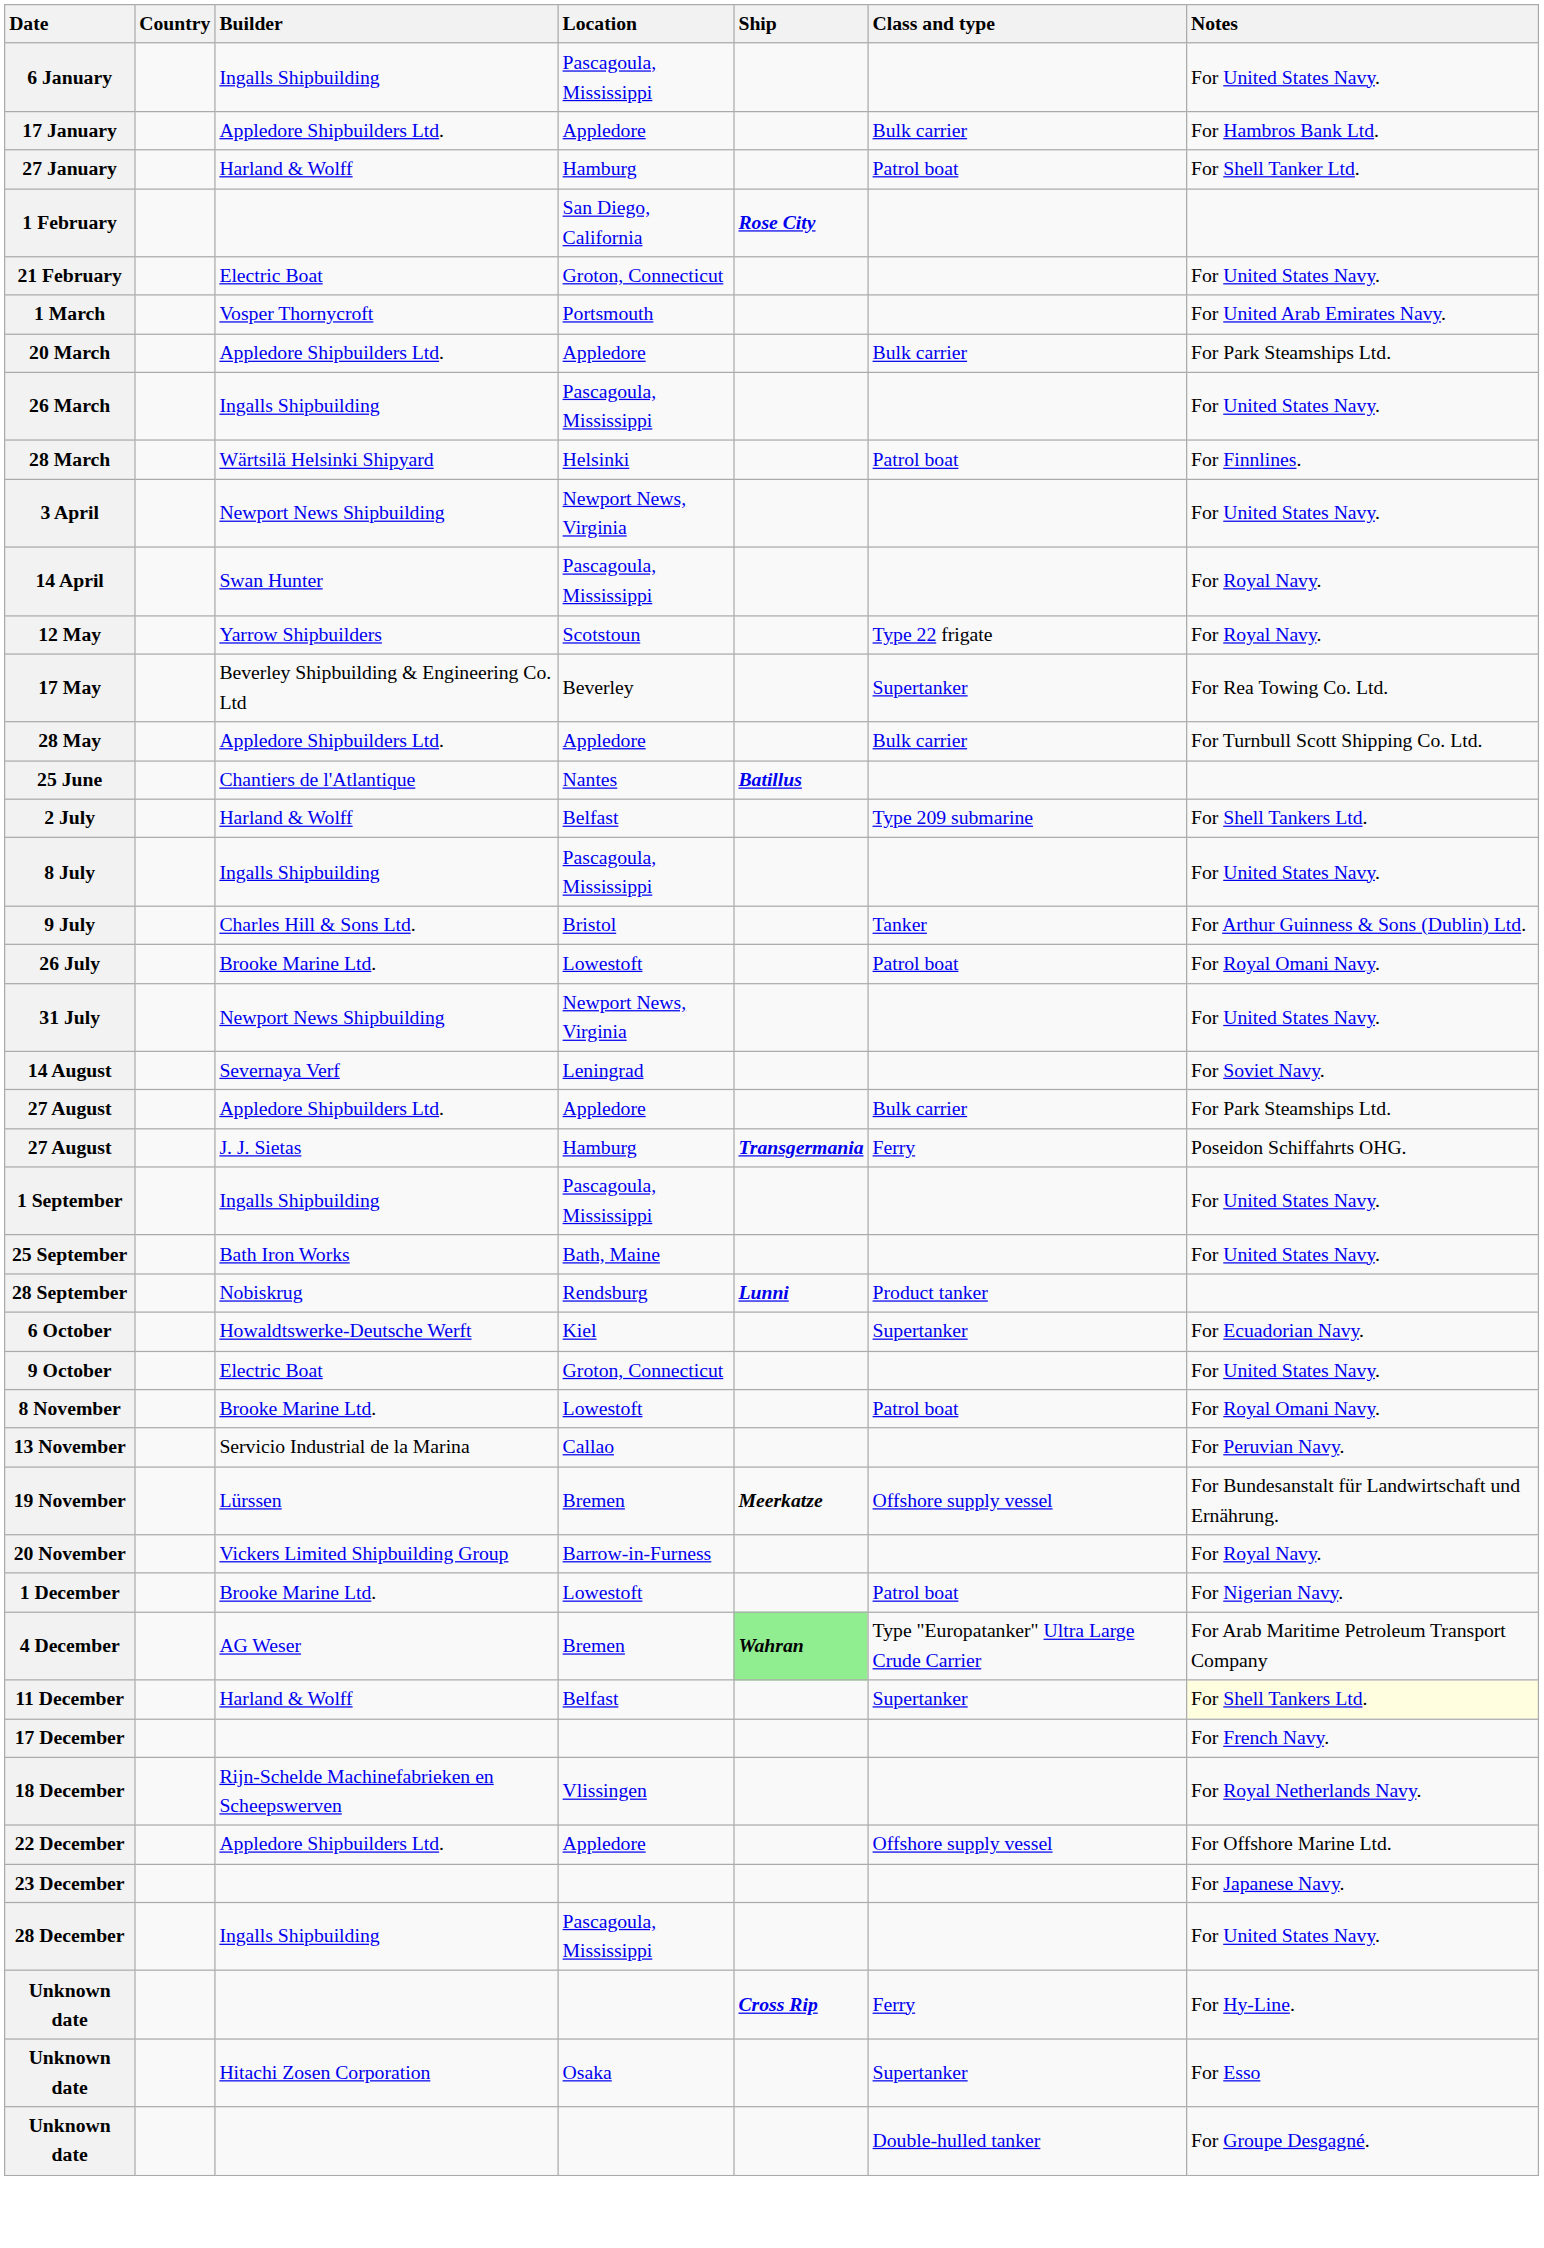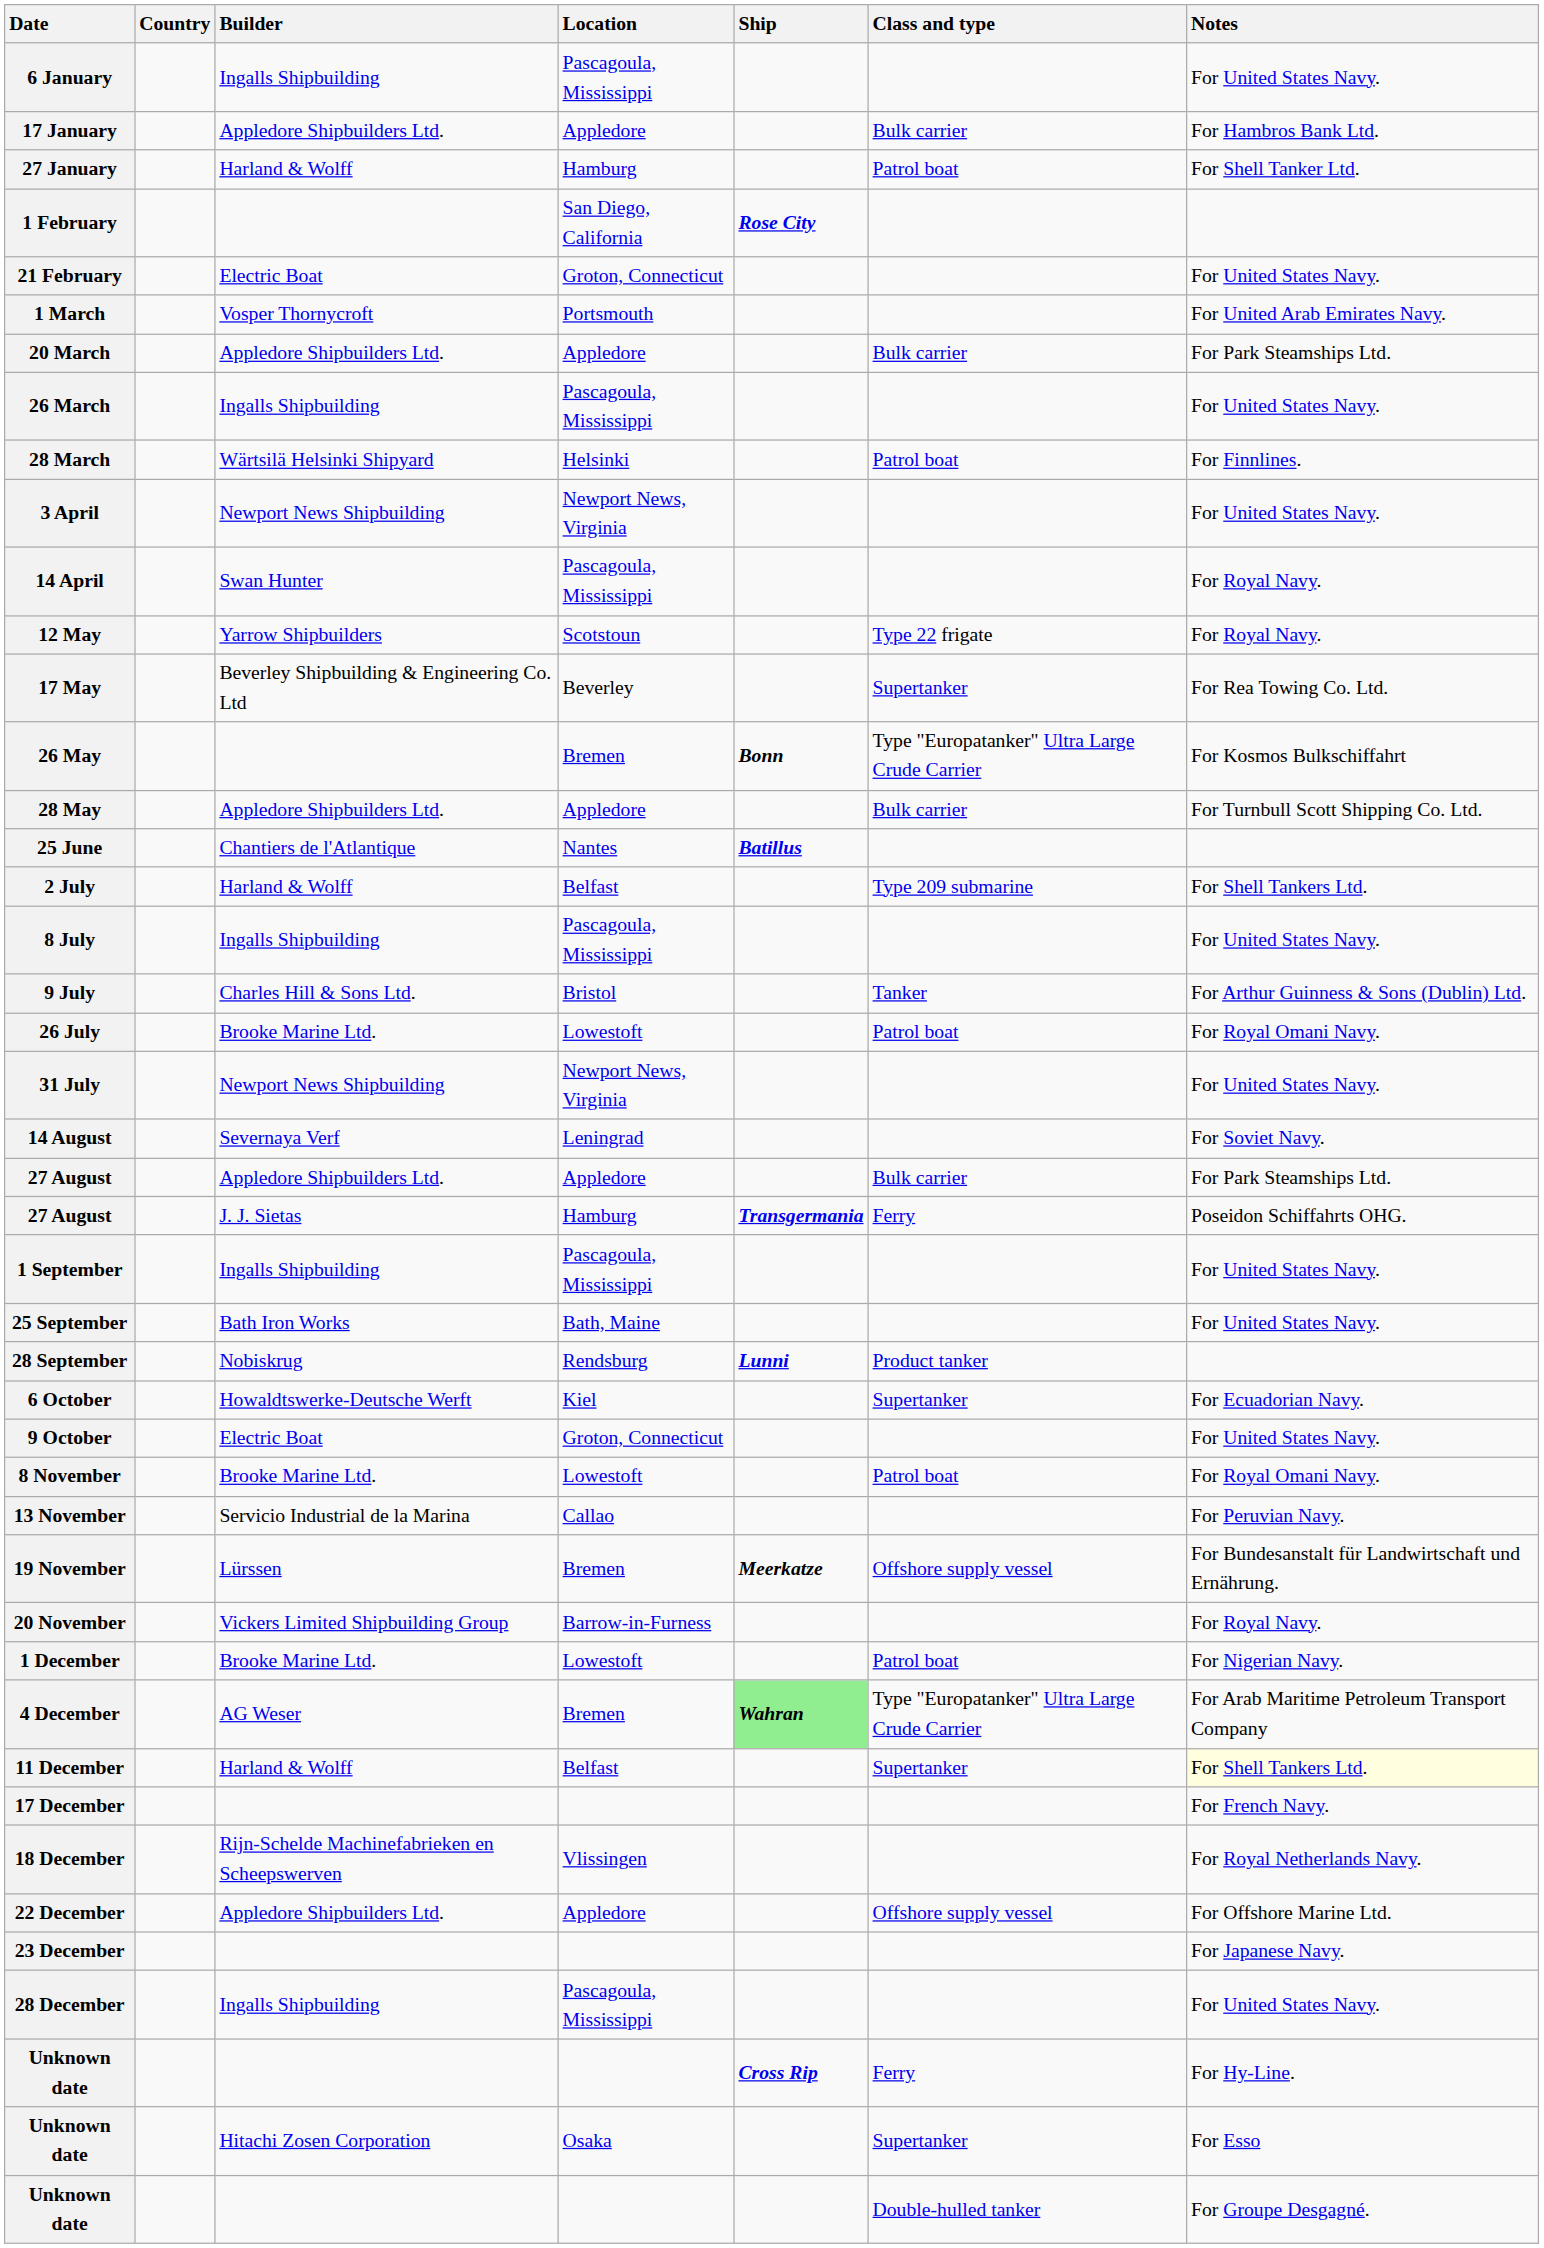+ row: (70, 755)
